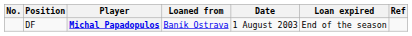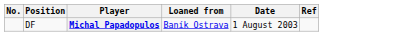- column: (344, 11)
